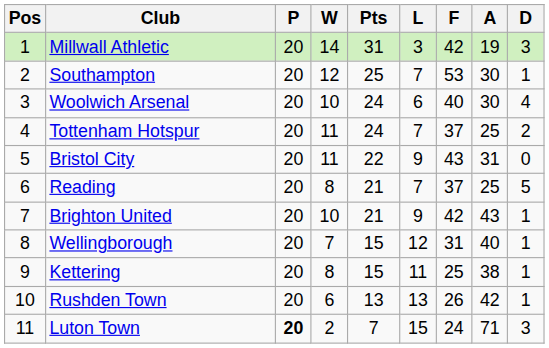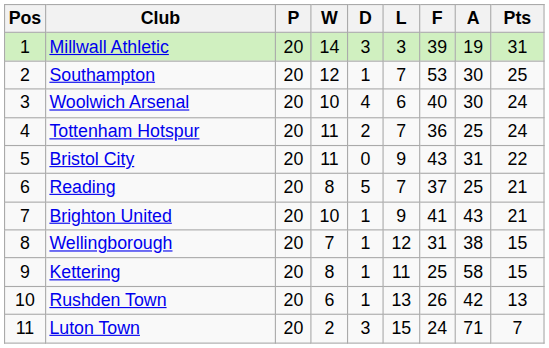columns swapped: (526, 18) <-> (374, 18)
(454, 46) 42 -> (437, 46) 39
(454, 131) 37 -> (437, 131) 36
(454, 215) 42 -> (437, 215) 41
(490, 243) 40 -> (473, 243) 38
(490, 272) 38 -> (473, 272) 58
(293, 328) bold -> (293, 328) normal
